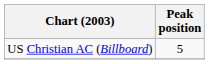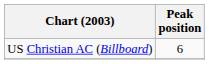(180, 48) 5 -> (180, 48) 6
